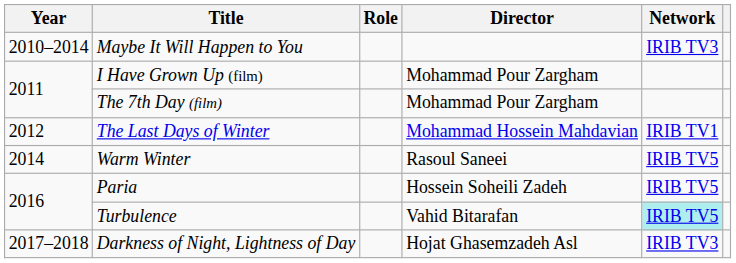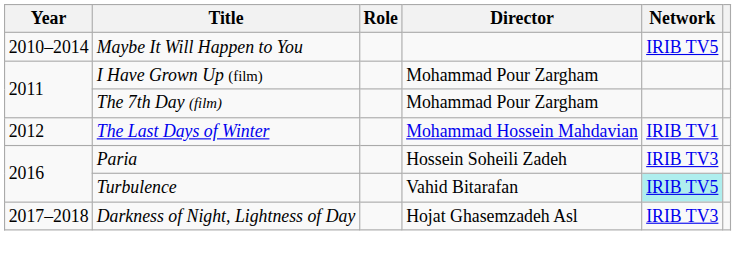(682, 46) IRIB TV3 -> (682, 46) IRIB TV5
- row: (144, 159)
(682, 187) IRIB TV5 -> (682, 159) IRIB TV3
